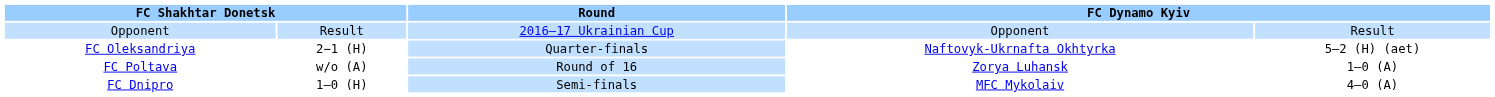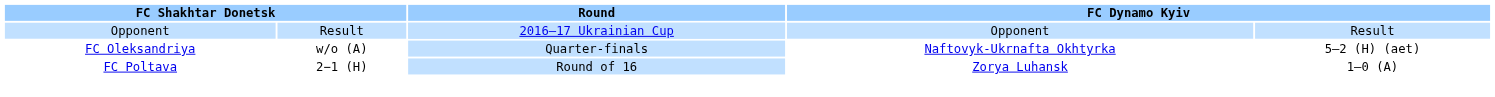(342, 49) 2−1 (H) -> (342, 49) w/o (A)
(342, 66) w/o (A) -> (342, 66) 2−1 (H)
- row: (140, 84)
